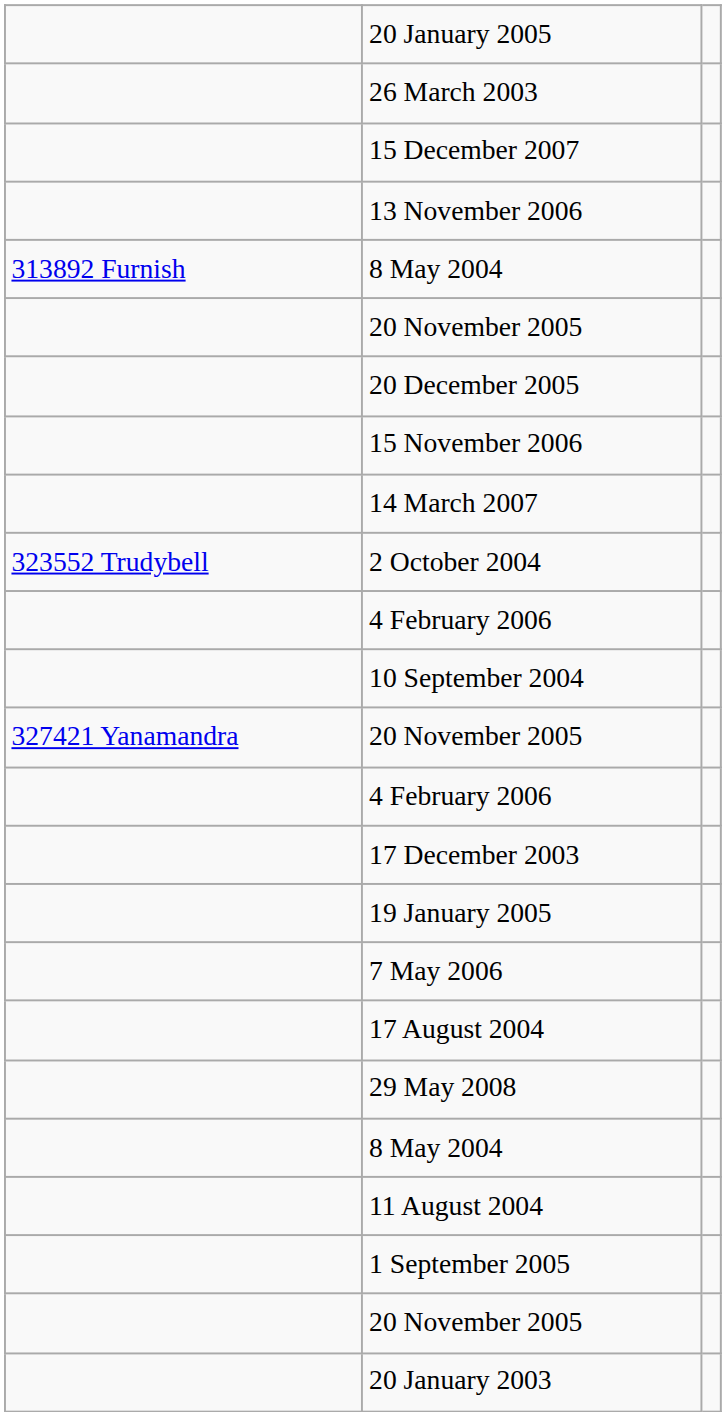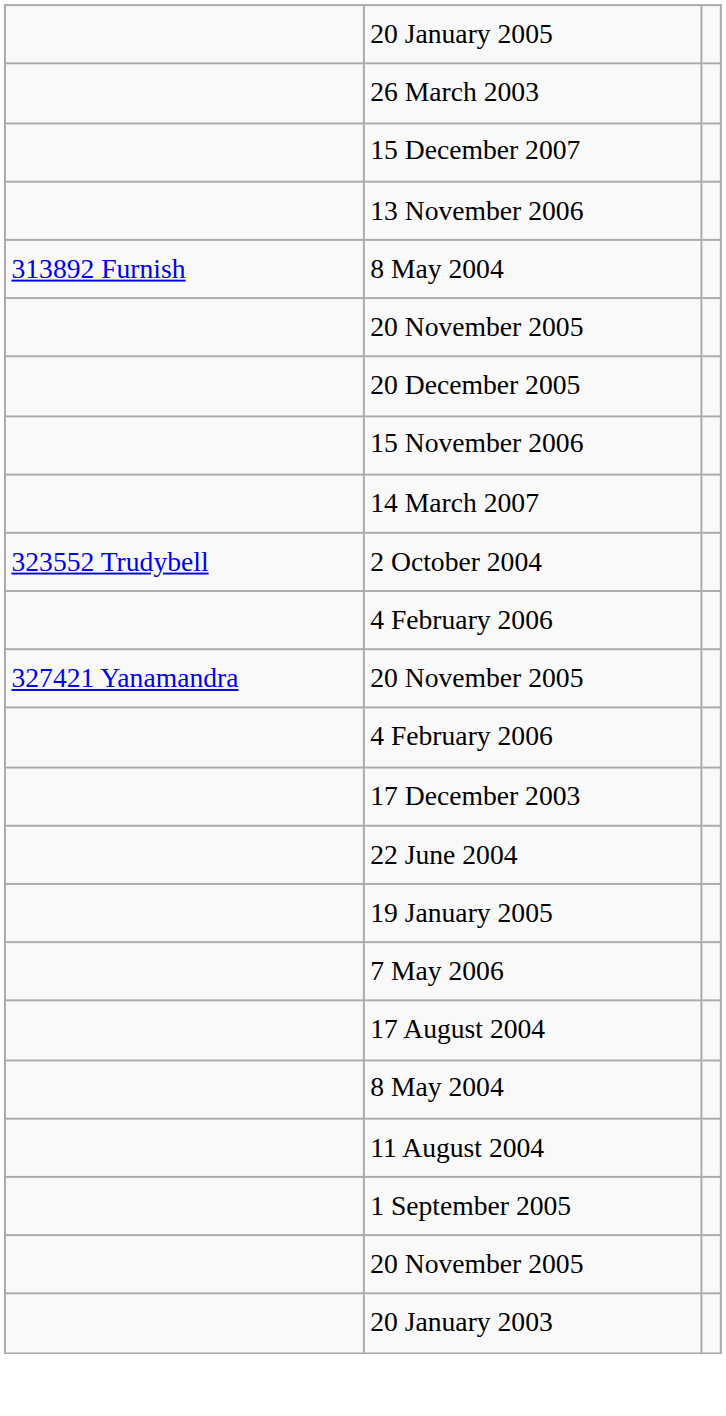- row: (184, 679)
+ row: (184, 855)
- row: (184, 1089)
